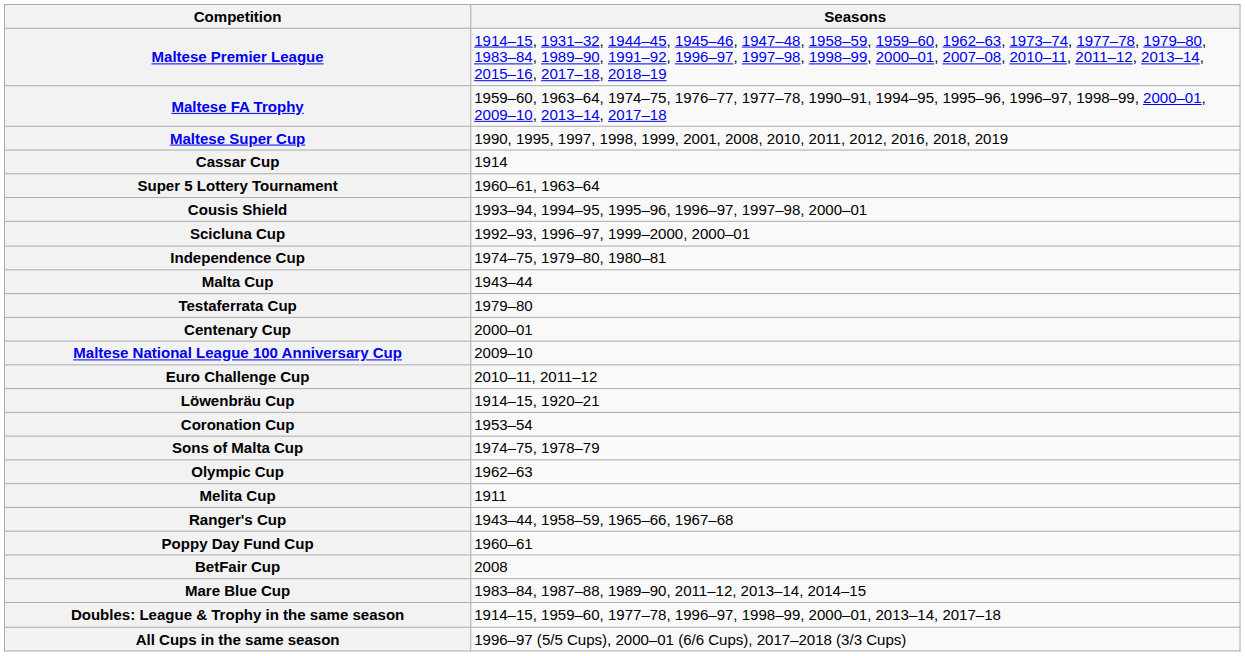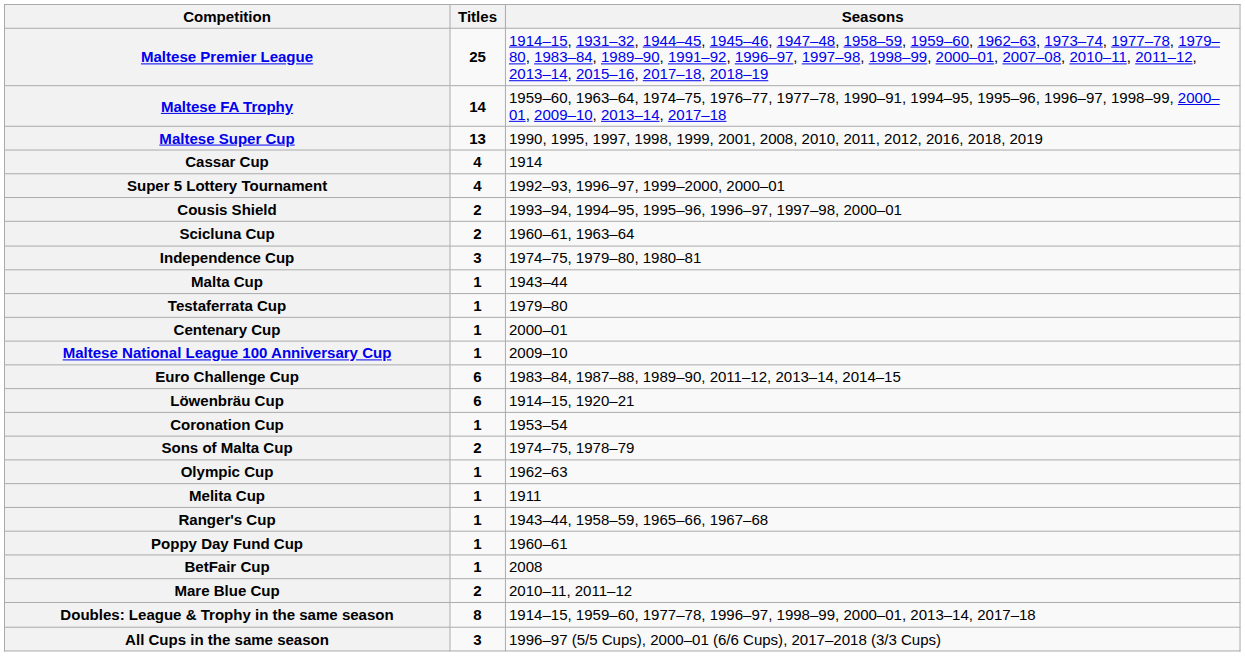+ column: (478, 17)
(537, 186) 1960–61, 1963–64 -> (647, 186) 1992–93, 1996–97, 1999–2000, 2000–01
(612, 234) 1992–93, 1996–97, 1999–2000, 2000–01 -> (572, 234) 1960–61, 1963–64
(536, 377) 2010–11, 2011–12 -> (705, 377) 1983–84, 1987–88, 1989–90, 2011–12, 2013–14, 2014–15
(670, 591) 1983–84, 1987–88, 1989–90, 2011–12, 2013–14, 2014–15 -> (571, 591) 2010–11, 2011–12
